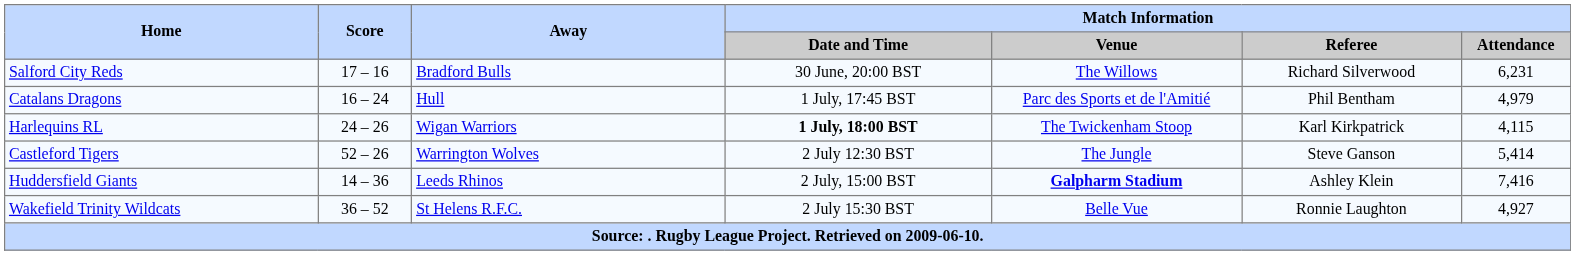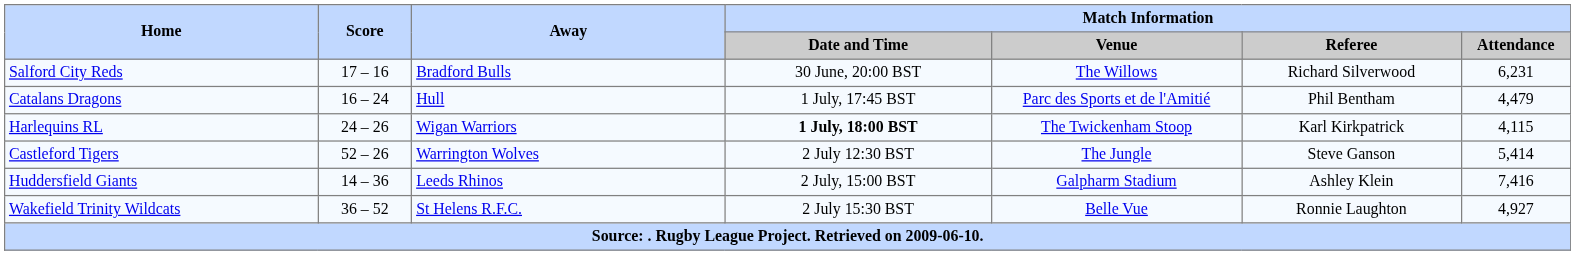(1516, 99) 4,979 -> (1516, 99) 4,479
(1117, 181) bold -> (1117, 181) normal
